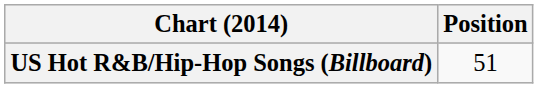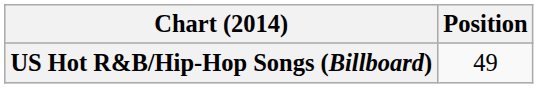(486, 62) 51 -> (486, 62) 49
